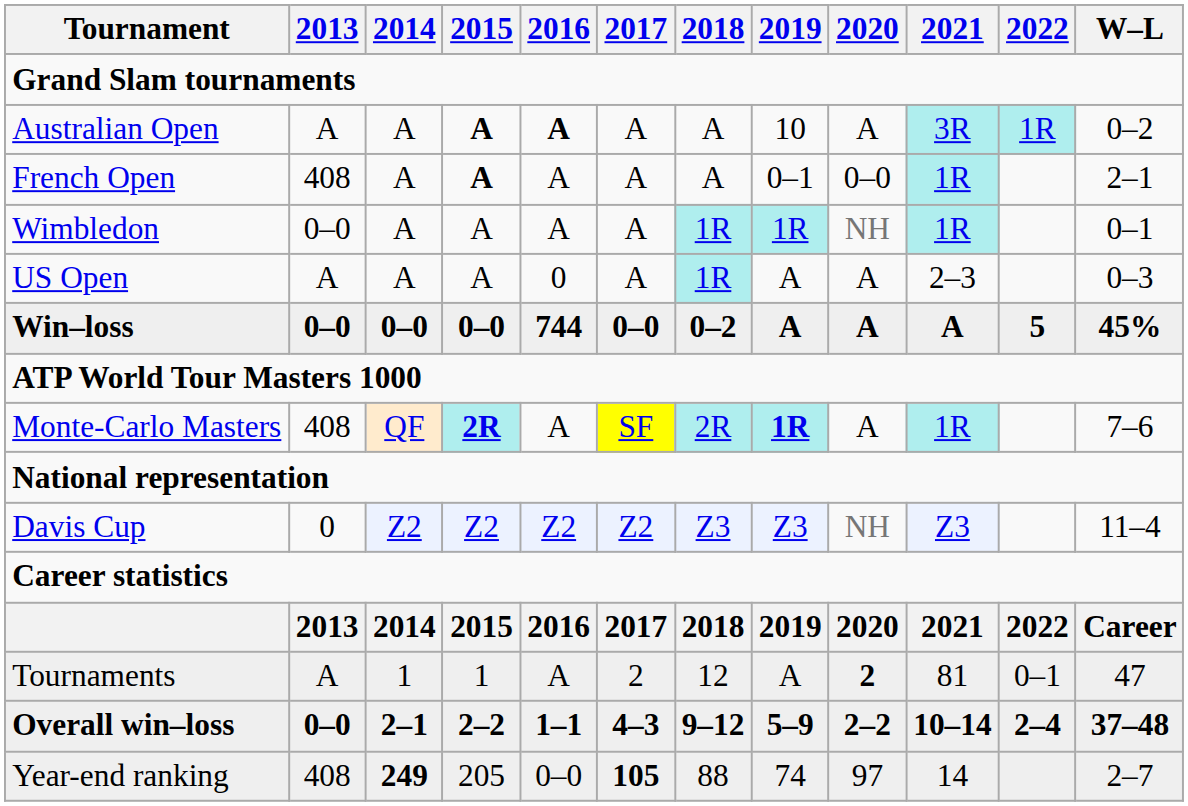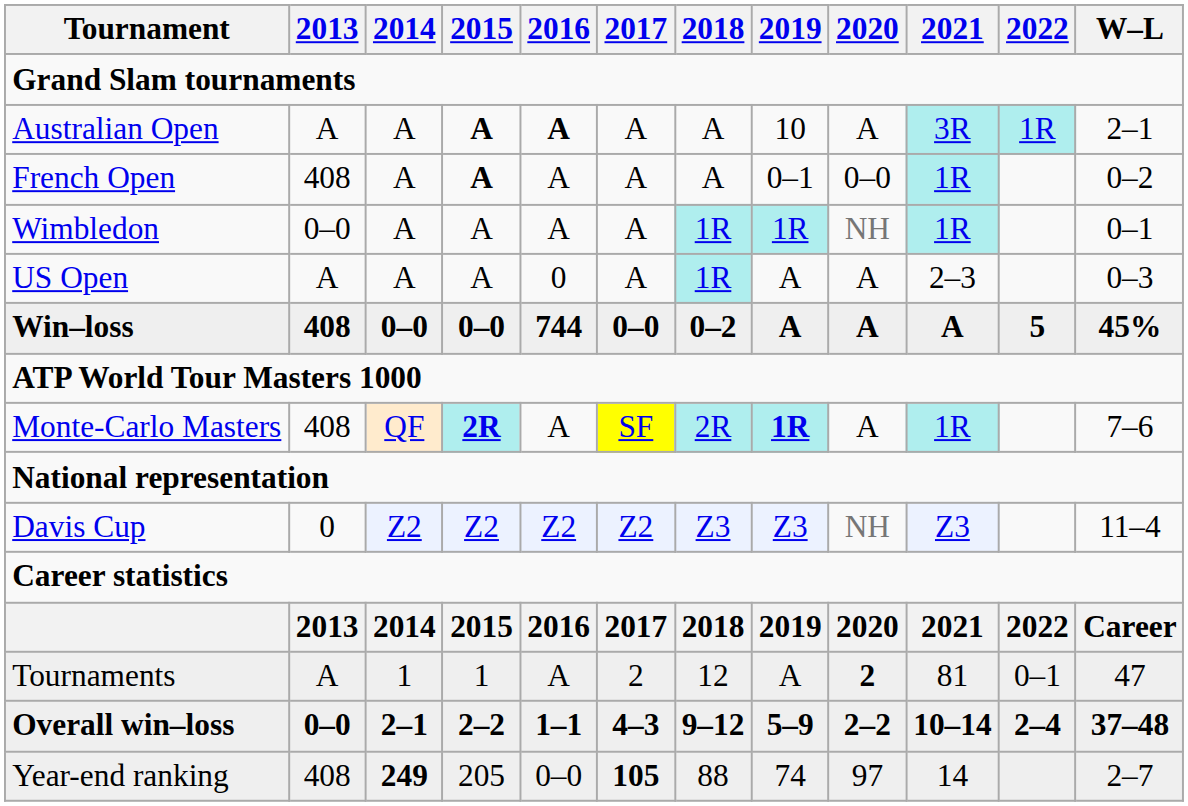(1130, 128) 0–2 -> (1130, 128) 2–1
(1130, 178) 2–1 -> (1130, 178) 0–2
(327, 327) 0–0 -> (327, 327) 408
